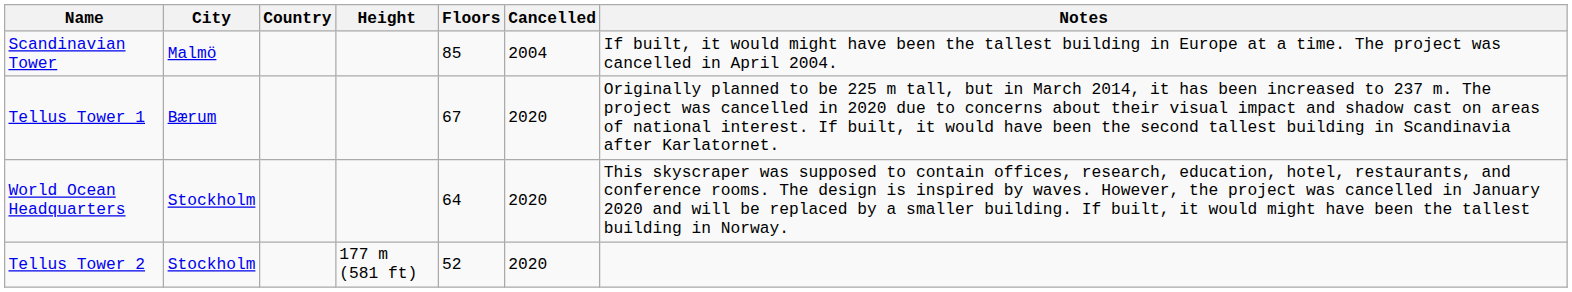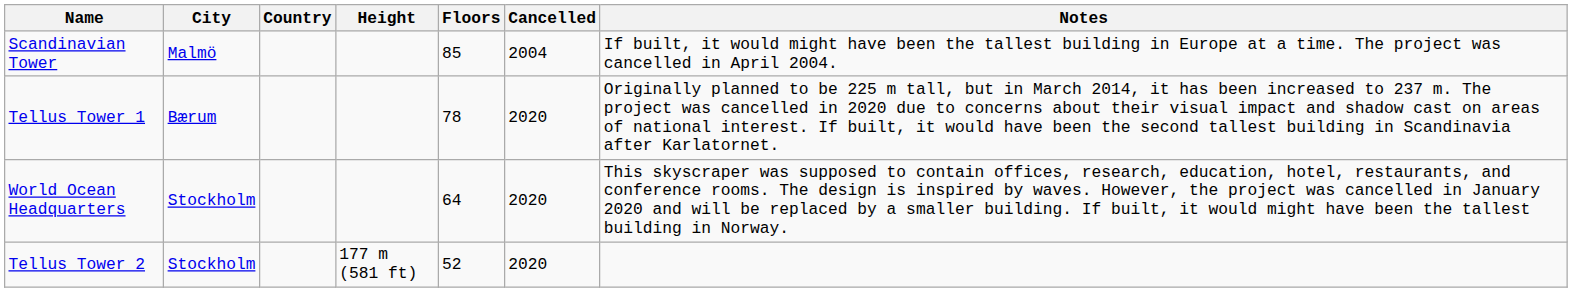(452, 118) 67 -> (452, 118) 78
